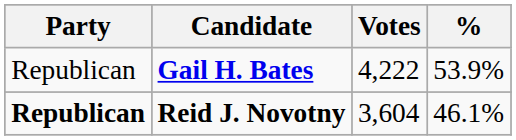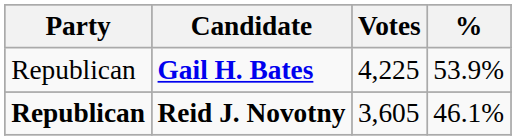(389, 69) 4,222 -> (389, 69) 4,225
(389, 112) 3,604 -> (389, 112) 3,605
